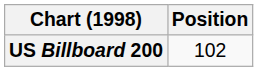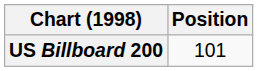(210, 50) 102 -> (210, 50) 101
